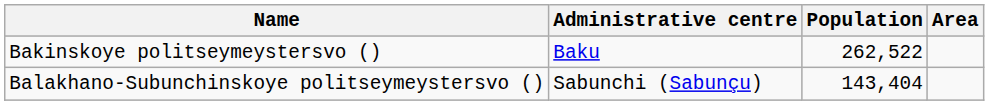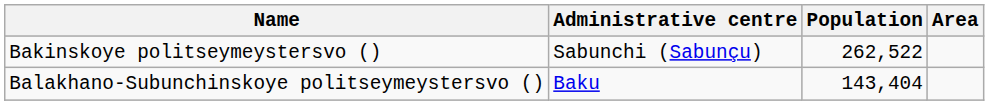(577, 52) Baku -> (658, 52) Sabunchi (Sabunçu)
(658, 84) Sabunchi (Sabunçu) -> (577, 84) Baku
